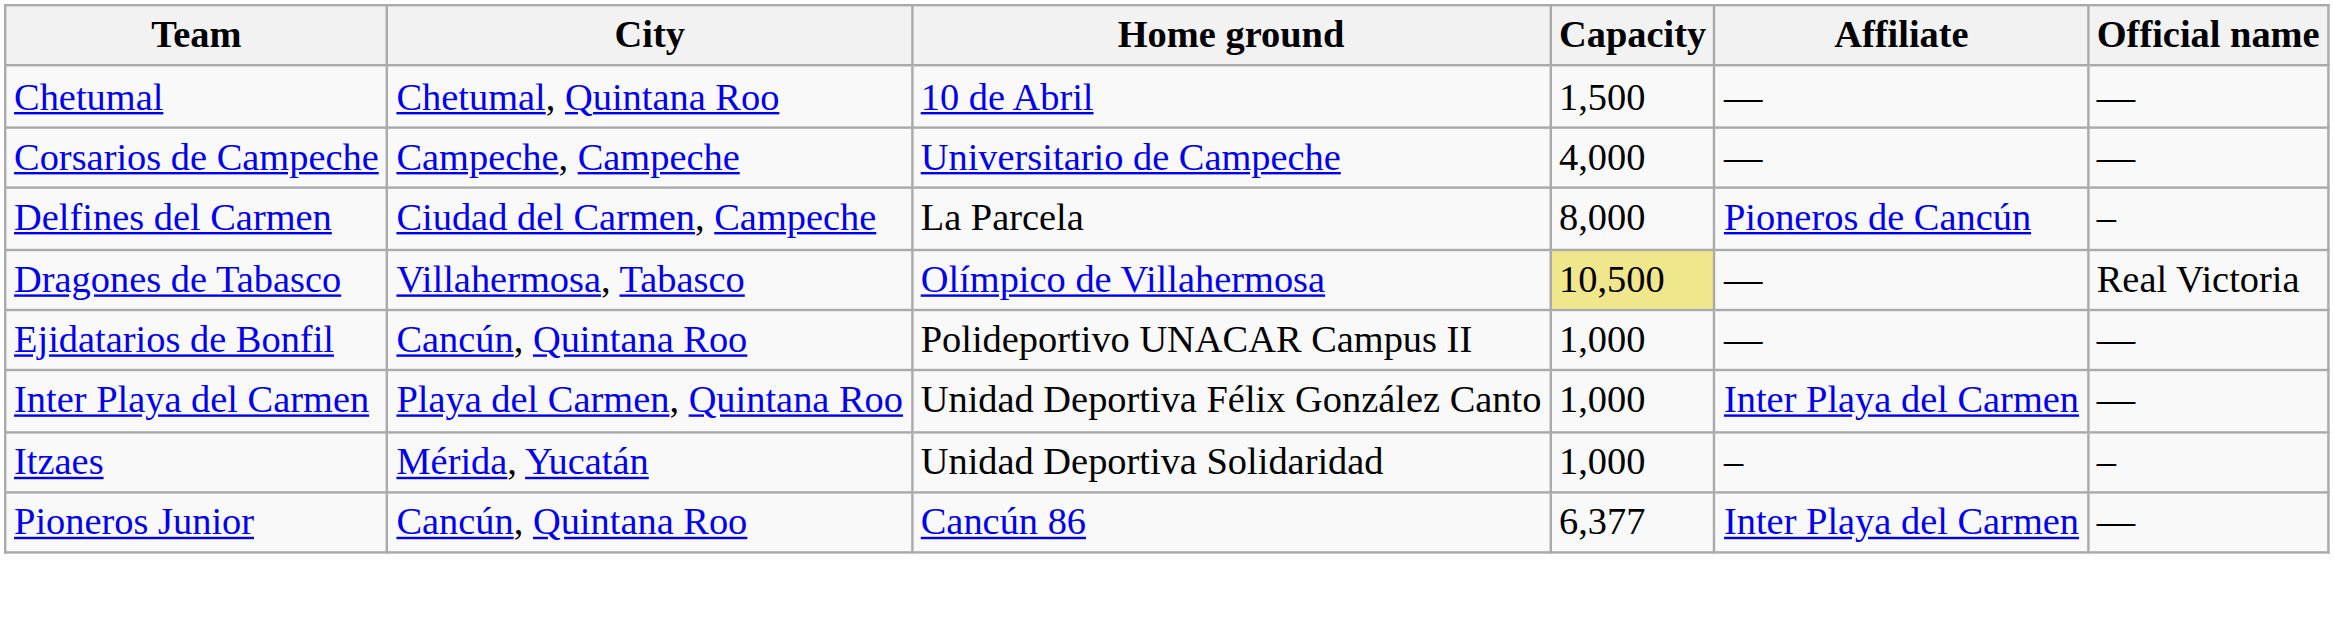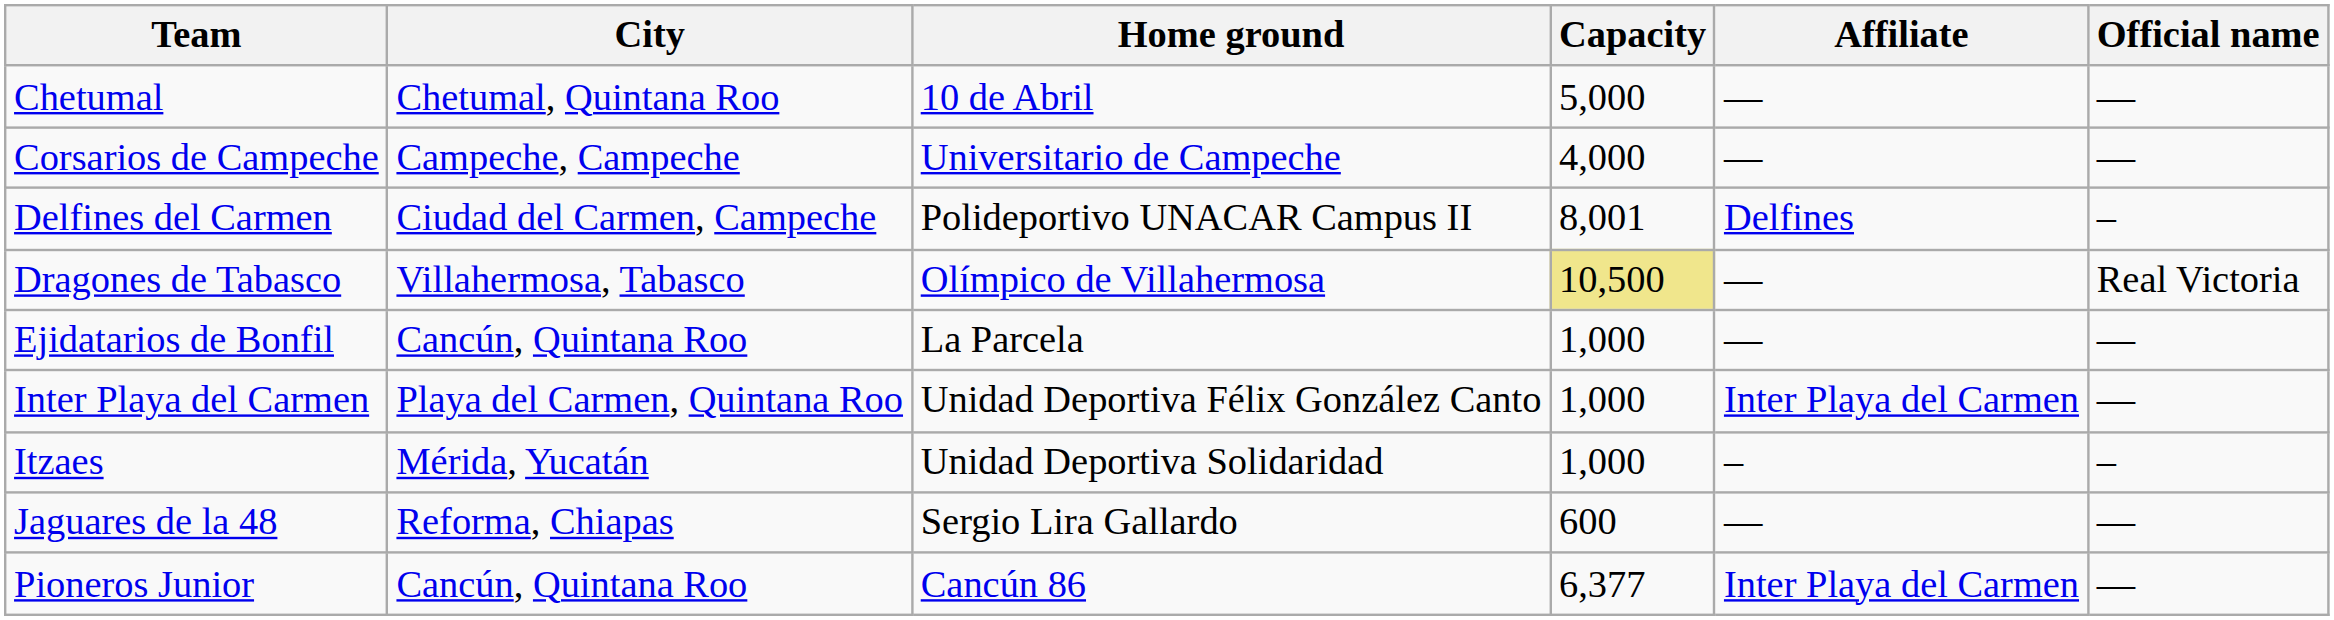(1602, 95) 1,500 -> (1602, 95) 5,000
(1002, 217) La Parcela -> (1196, 217) Polideportivo UNACAR Campus II
(1602, 217) 8,000 -> (1602, 217) 8,001
(1878, 217) Pioneros de Cancún -> (1789, 217) Delfines
(1196, 339) Polideportivo UNACAR Campus II -> (1002, 339) La Parcela
+ row: (146, 522)
